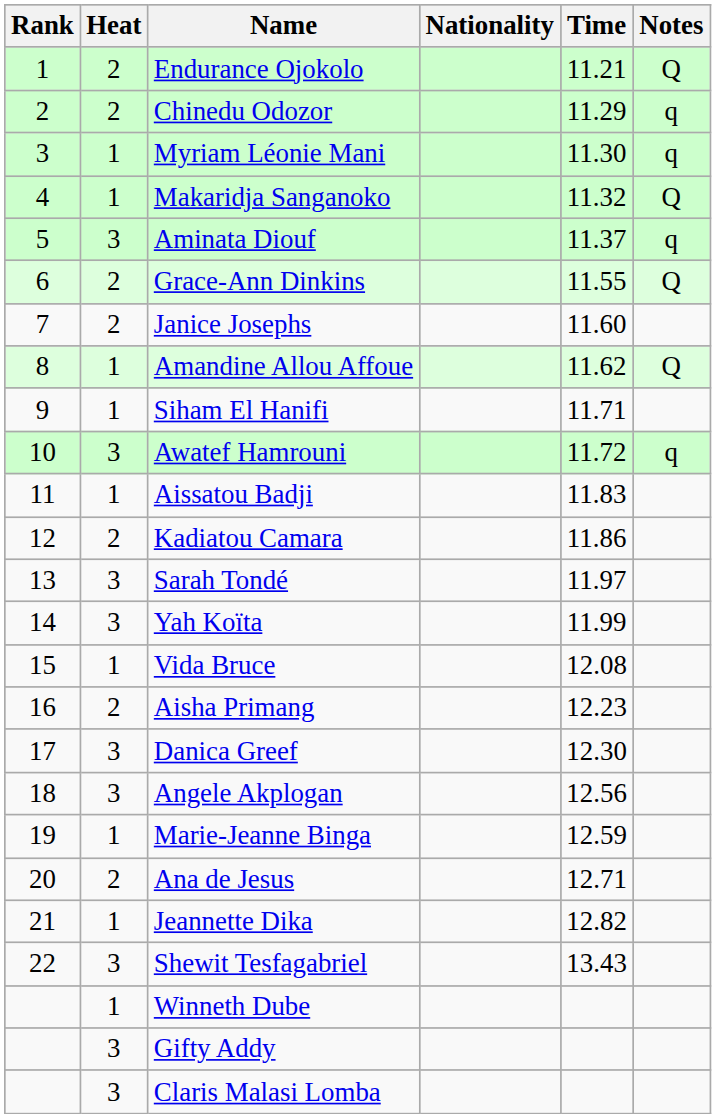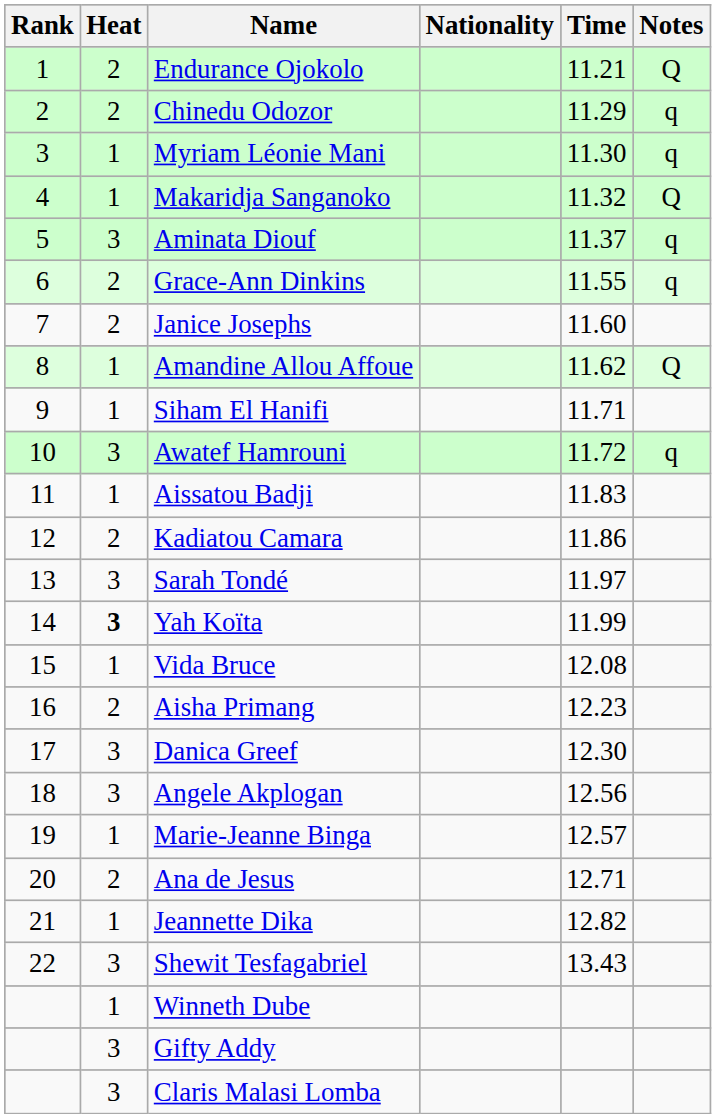(671, 281) Q -> (671, 281) q
(114, 622) normal -> (114, 622) bold
(597, 835) 12.59 -> (597, 835) 12.57
